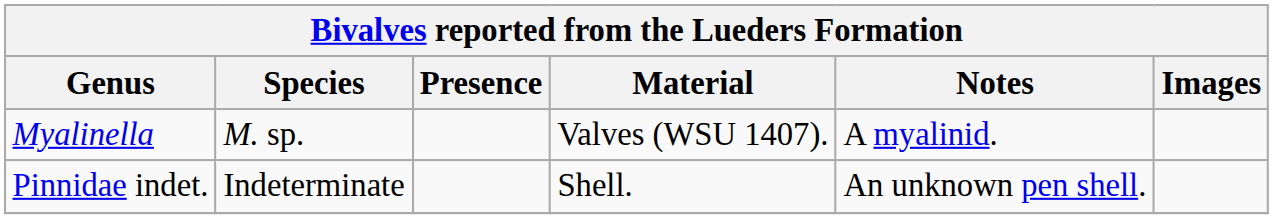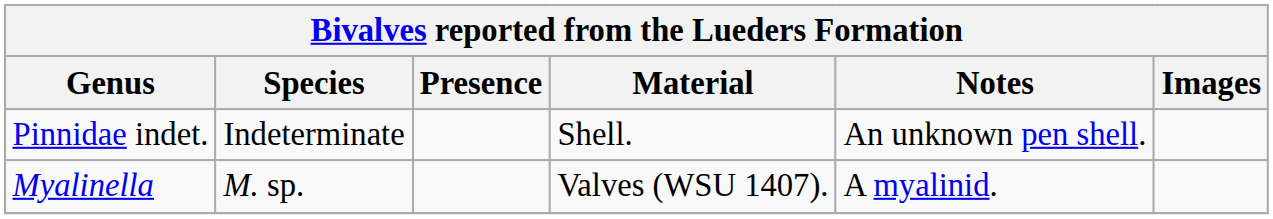rows swapped: (83, 133) <-> (110, 185)
